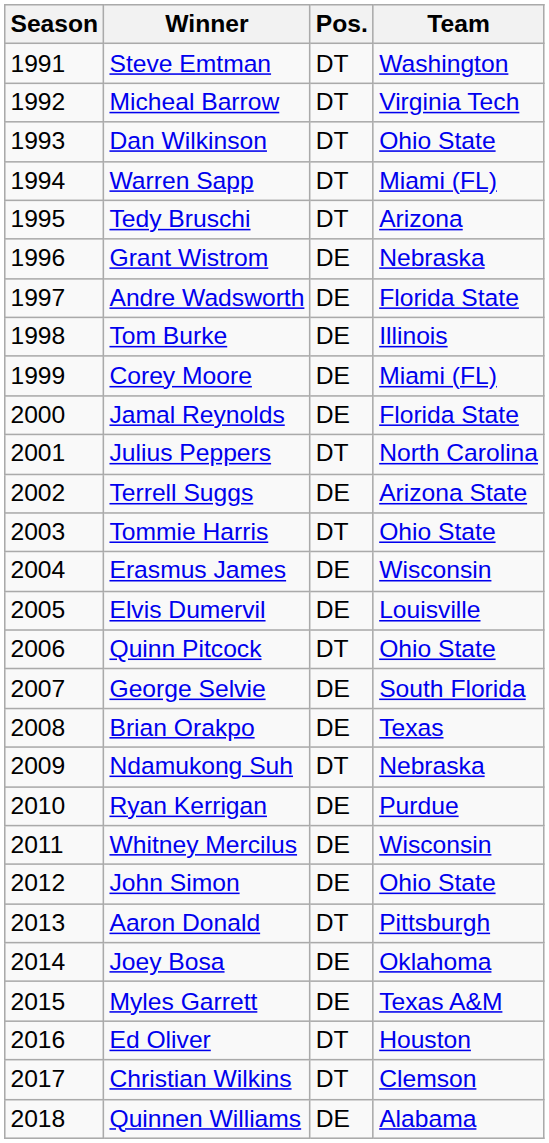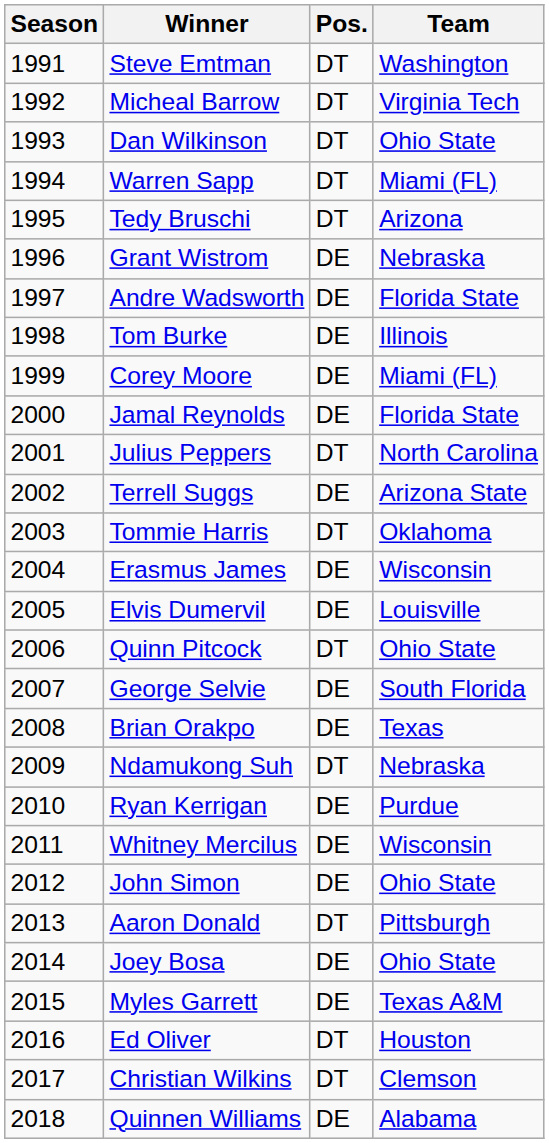(437, 532) Ohio State -> (435, 532) Oklahoma
(435, 961) Oklahoma -> (437, 961) Ohio State
